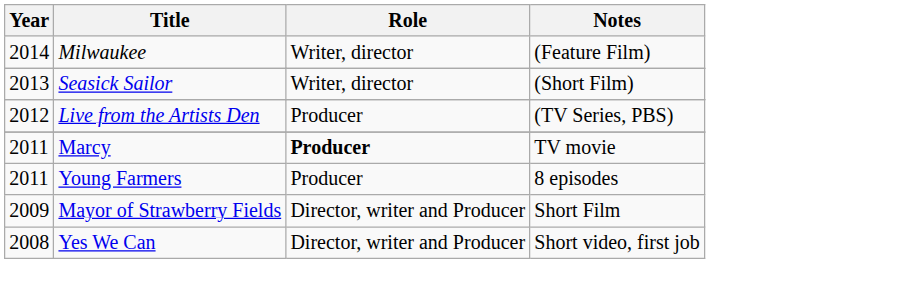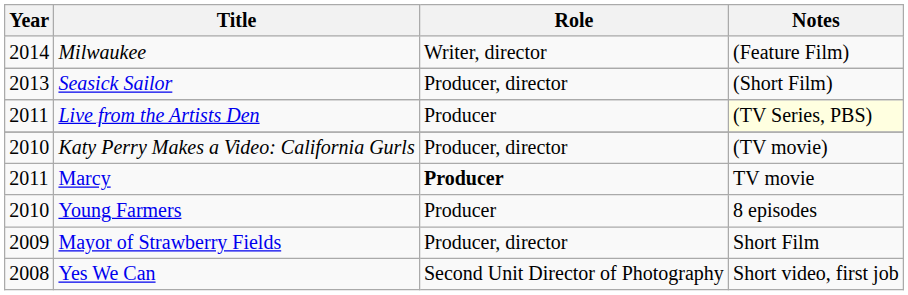(352, 83) Writer, director -> (496, 83) Producer, director
(29, 115) 2012 -> (29, 115) 2011
(604, 115) no background -> (803, 115) lightyellow background
+ row: (237, 147)
(29, 178) 2011 -> (29, 210) 2010
(408, 210) Director, writer and Producer -> (496, 242) Producer, director
(408, 242) Director, writer and Producer -> (574, 274) Second Unit Director of Photography
